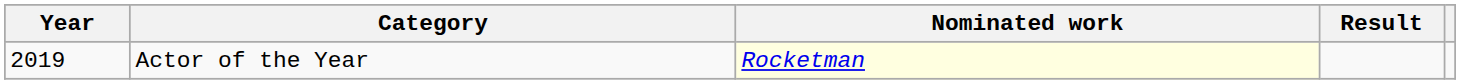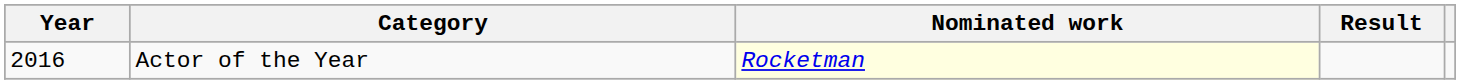(38, 61) 2019 -> (38, 61) 2016
